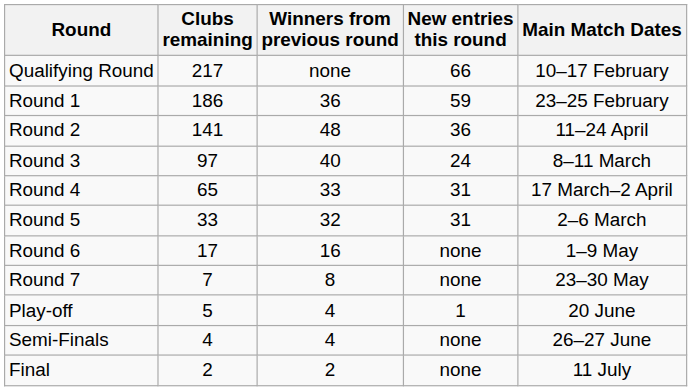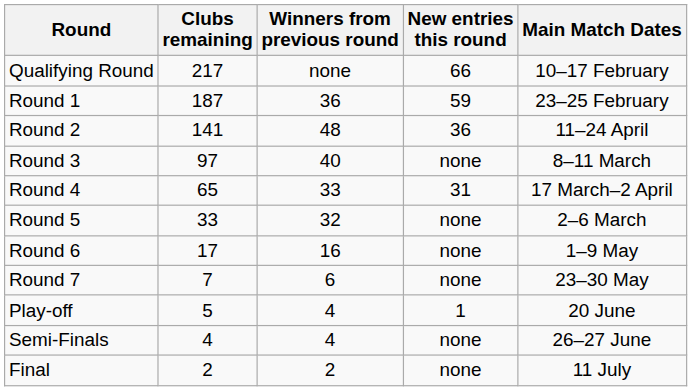(208, 100) 186 -> (208, 100) 187
(461, 160) 24 -> (461, 160) none
(461, 220) 31 -> (461, 220) none
(330, 280) 8 -> (330, 280) 6
